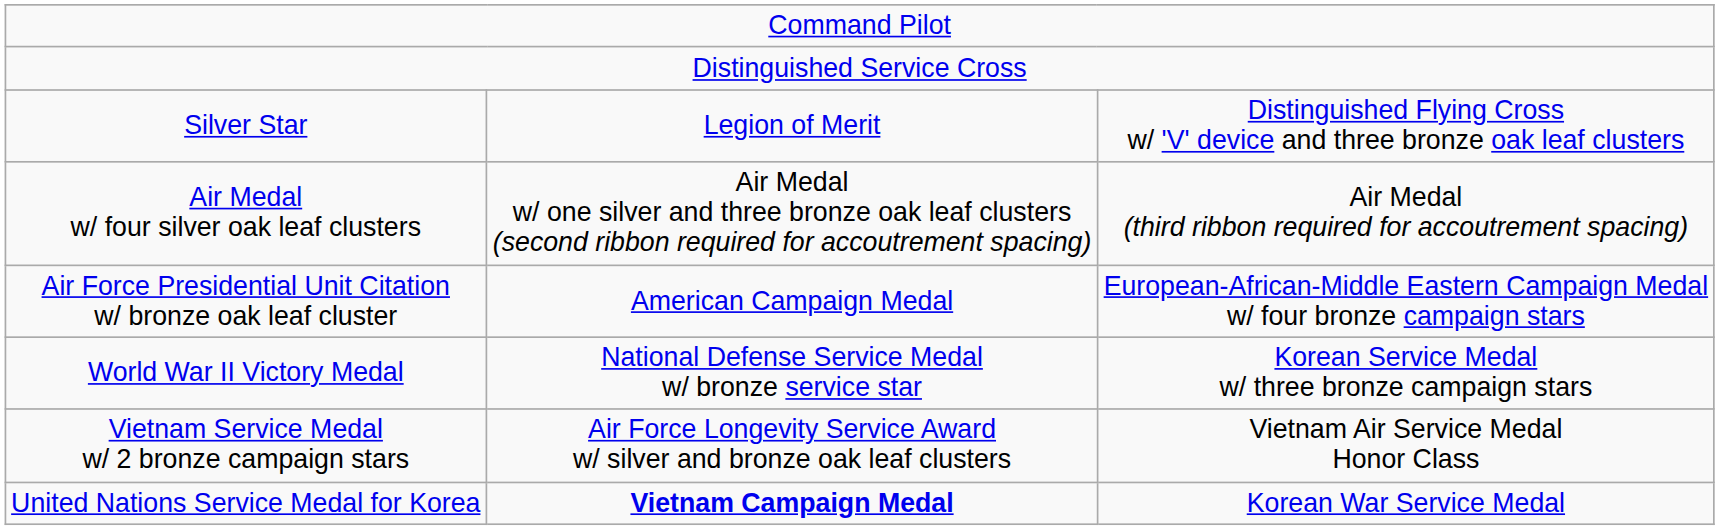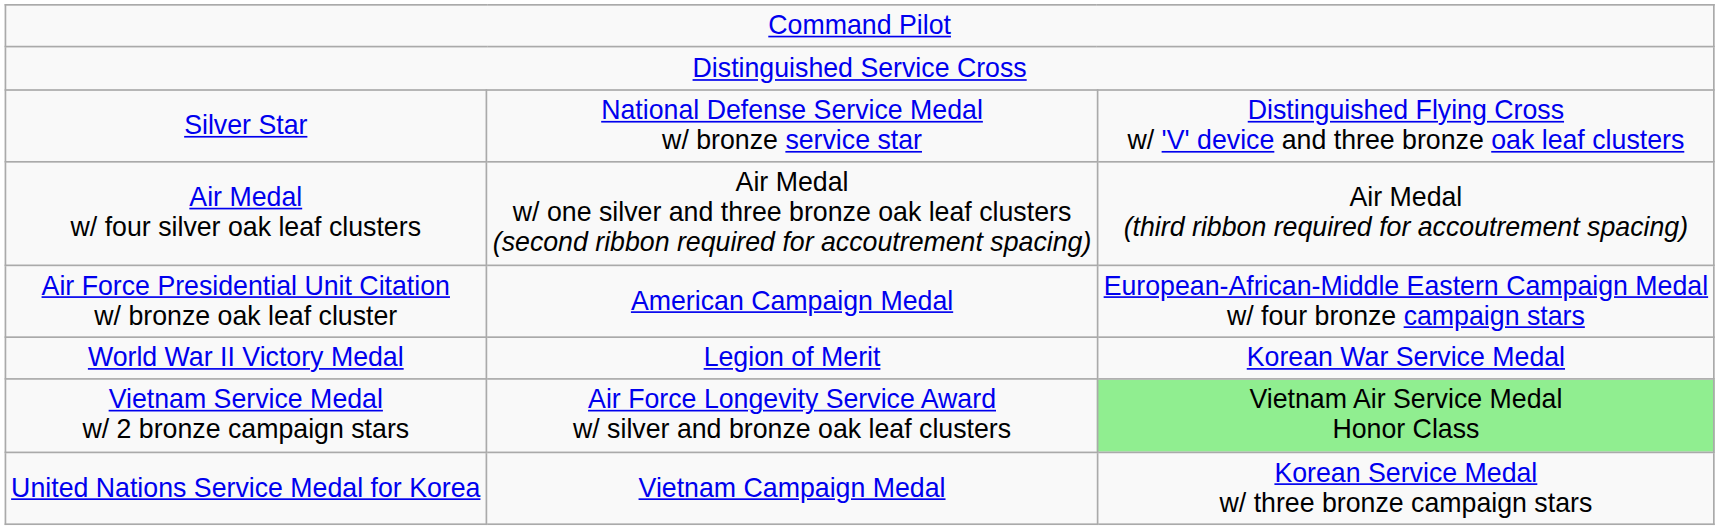(792, 125) Legion of Merit -> (792, 125) National Defense Service Medal w/ bronze service star
(792, 372) National Defense Service Medal w/ bronze service star -> (792, 357) Legion of Merit
(1406, 372) Korean Service Medal w/ three bronze campaign stars -> (1406, 357) Korean War Service Medal
(1406, 445) no background -> (1406, 415) lightgreen background
(792, 502) bold -> (792, 487) normal
(1406, 502) Korean War Service Medal -> (1406, 487) Korean Service Medal w/ three bronze campaign stars
